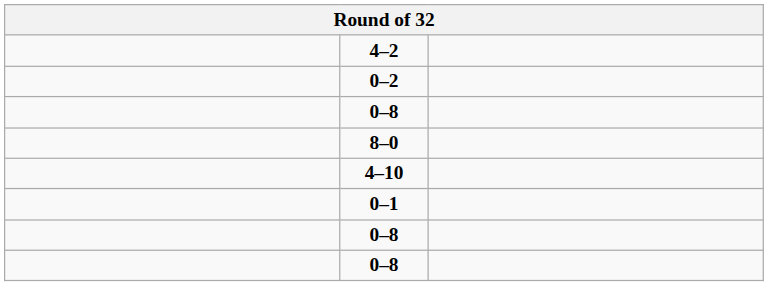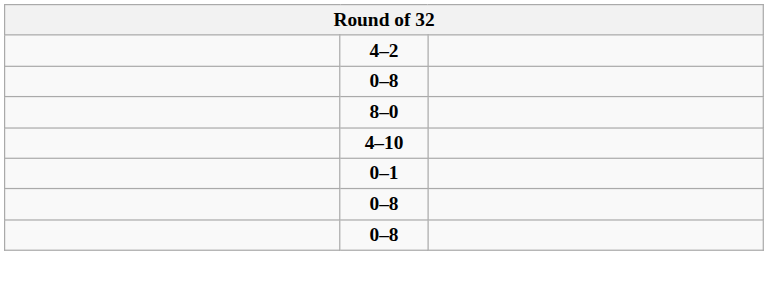- row: (172, 81)
